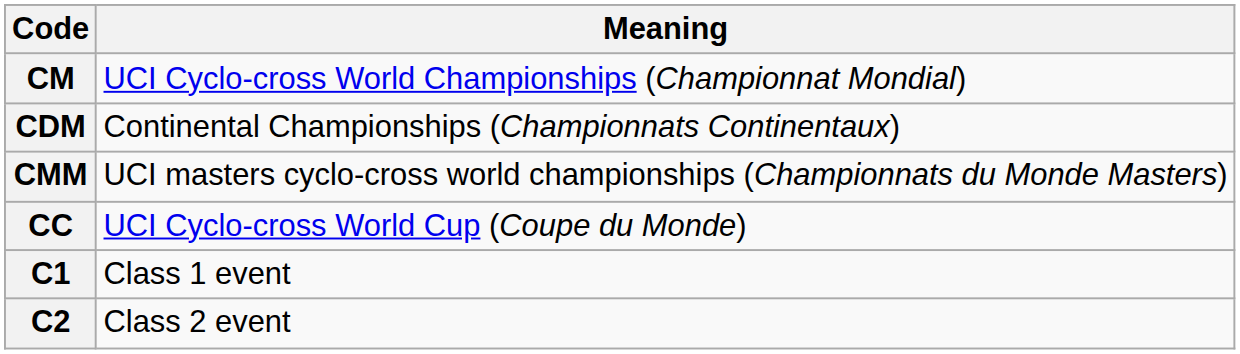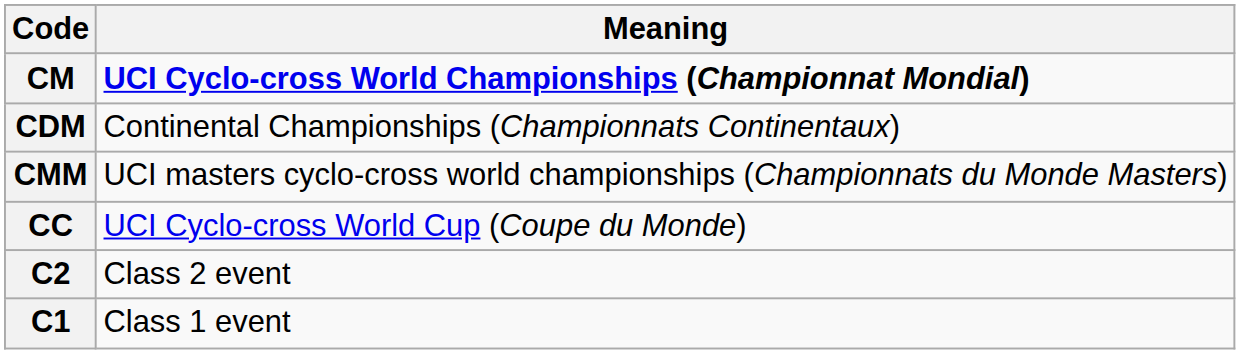(535, 77) normal -> (566, 77) bold
rows swapped: (51, 273) <-> (51, 322)
